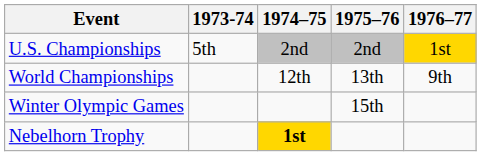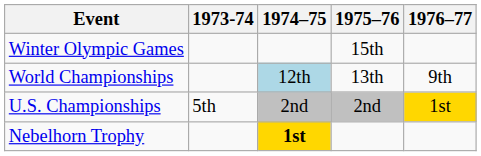rows swapped: (96, 106) <-> (85, 48)
(294, 77) no background -> (294, 77) lightblue background
